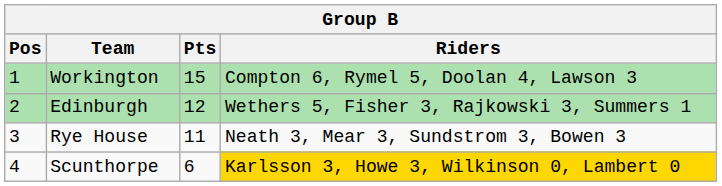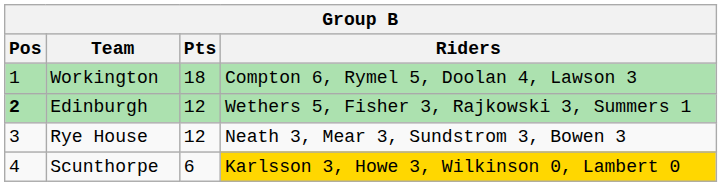(195, 78) 15 -> (195, 78) 18
(14, 108) normal -> (14, 108) bold
(195, 137) 11 -> (195, 137) 12
